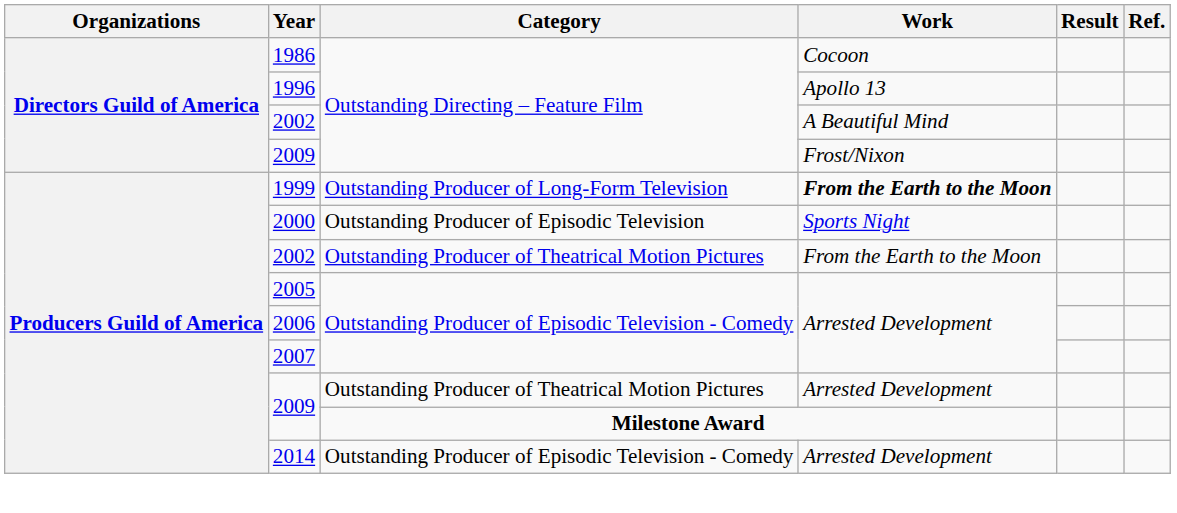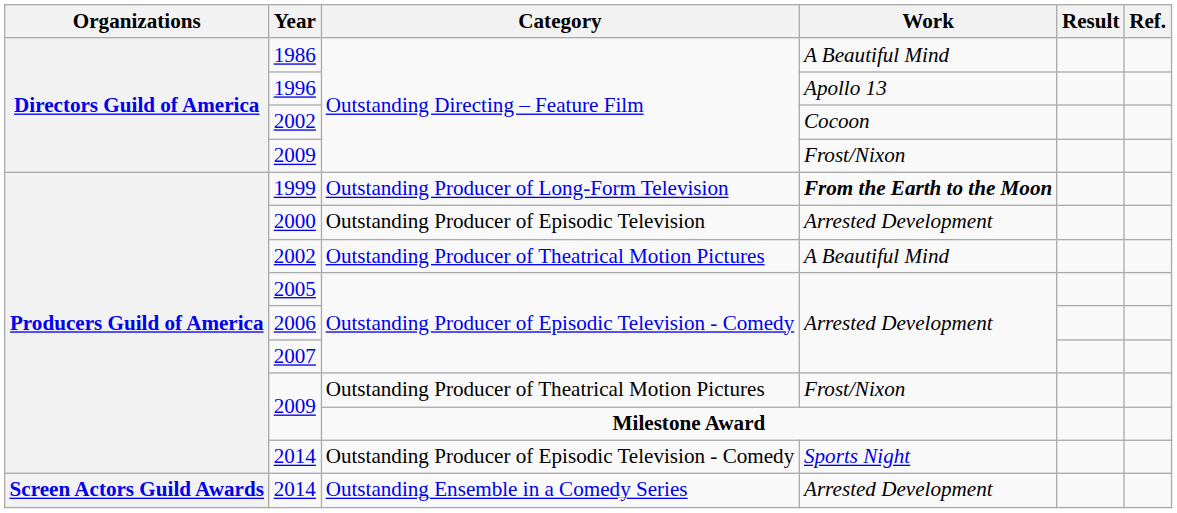(836, 54) Cocoon -> (877, 54) A Beautiful Mind
(876, 121) A Beautiful Mind -> (837, 121) Cocoon
(856, 222) Sports Night -> (898, 222) Arrested Development
(922, 255) From the Earth to the Moon -> (877, 255) A Beautiful Mind
(897, 389) Arrested Development -> (855, 389) Frost/Nixon
(897, 456) Arrested Development -> (857, 456) Sports Night
+ row: (295, 490)
